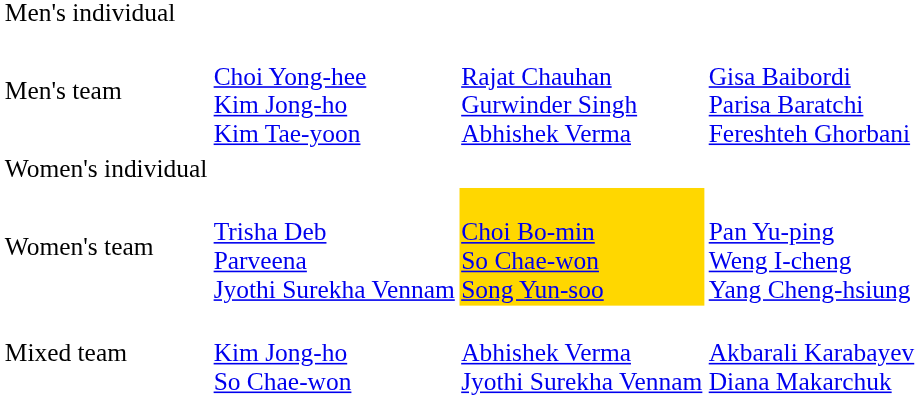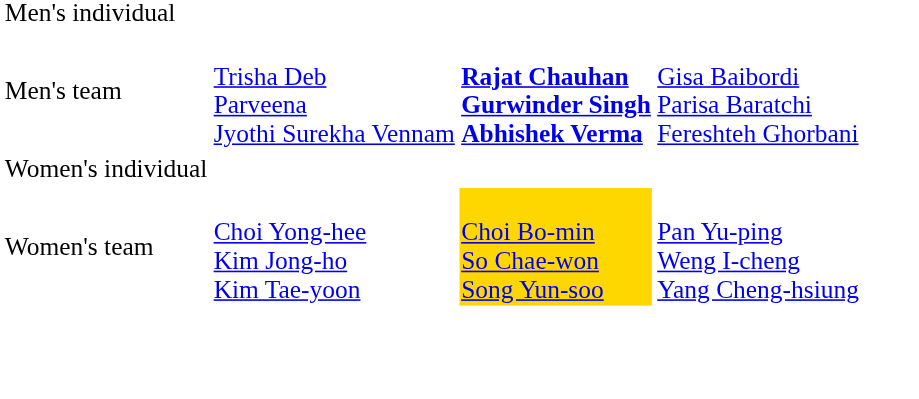(290, 105) Choi Yong-hee Kim Jong-ho Kim Tae-yoon -> (334, 105) Trisha Deb Parveena Jyothi Surekha Vennam
(549, 105) normal -> (556, 105) bold
(334, 260) Trisha Deb Parveena Jyothi Surekha Vennam -> (290, 260) Choi Yong-hee Kim Jong-ho Kim Tae-yoon
- row: (66, 353)
